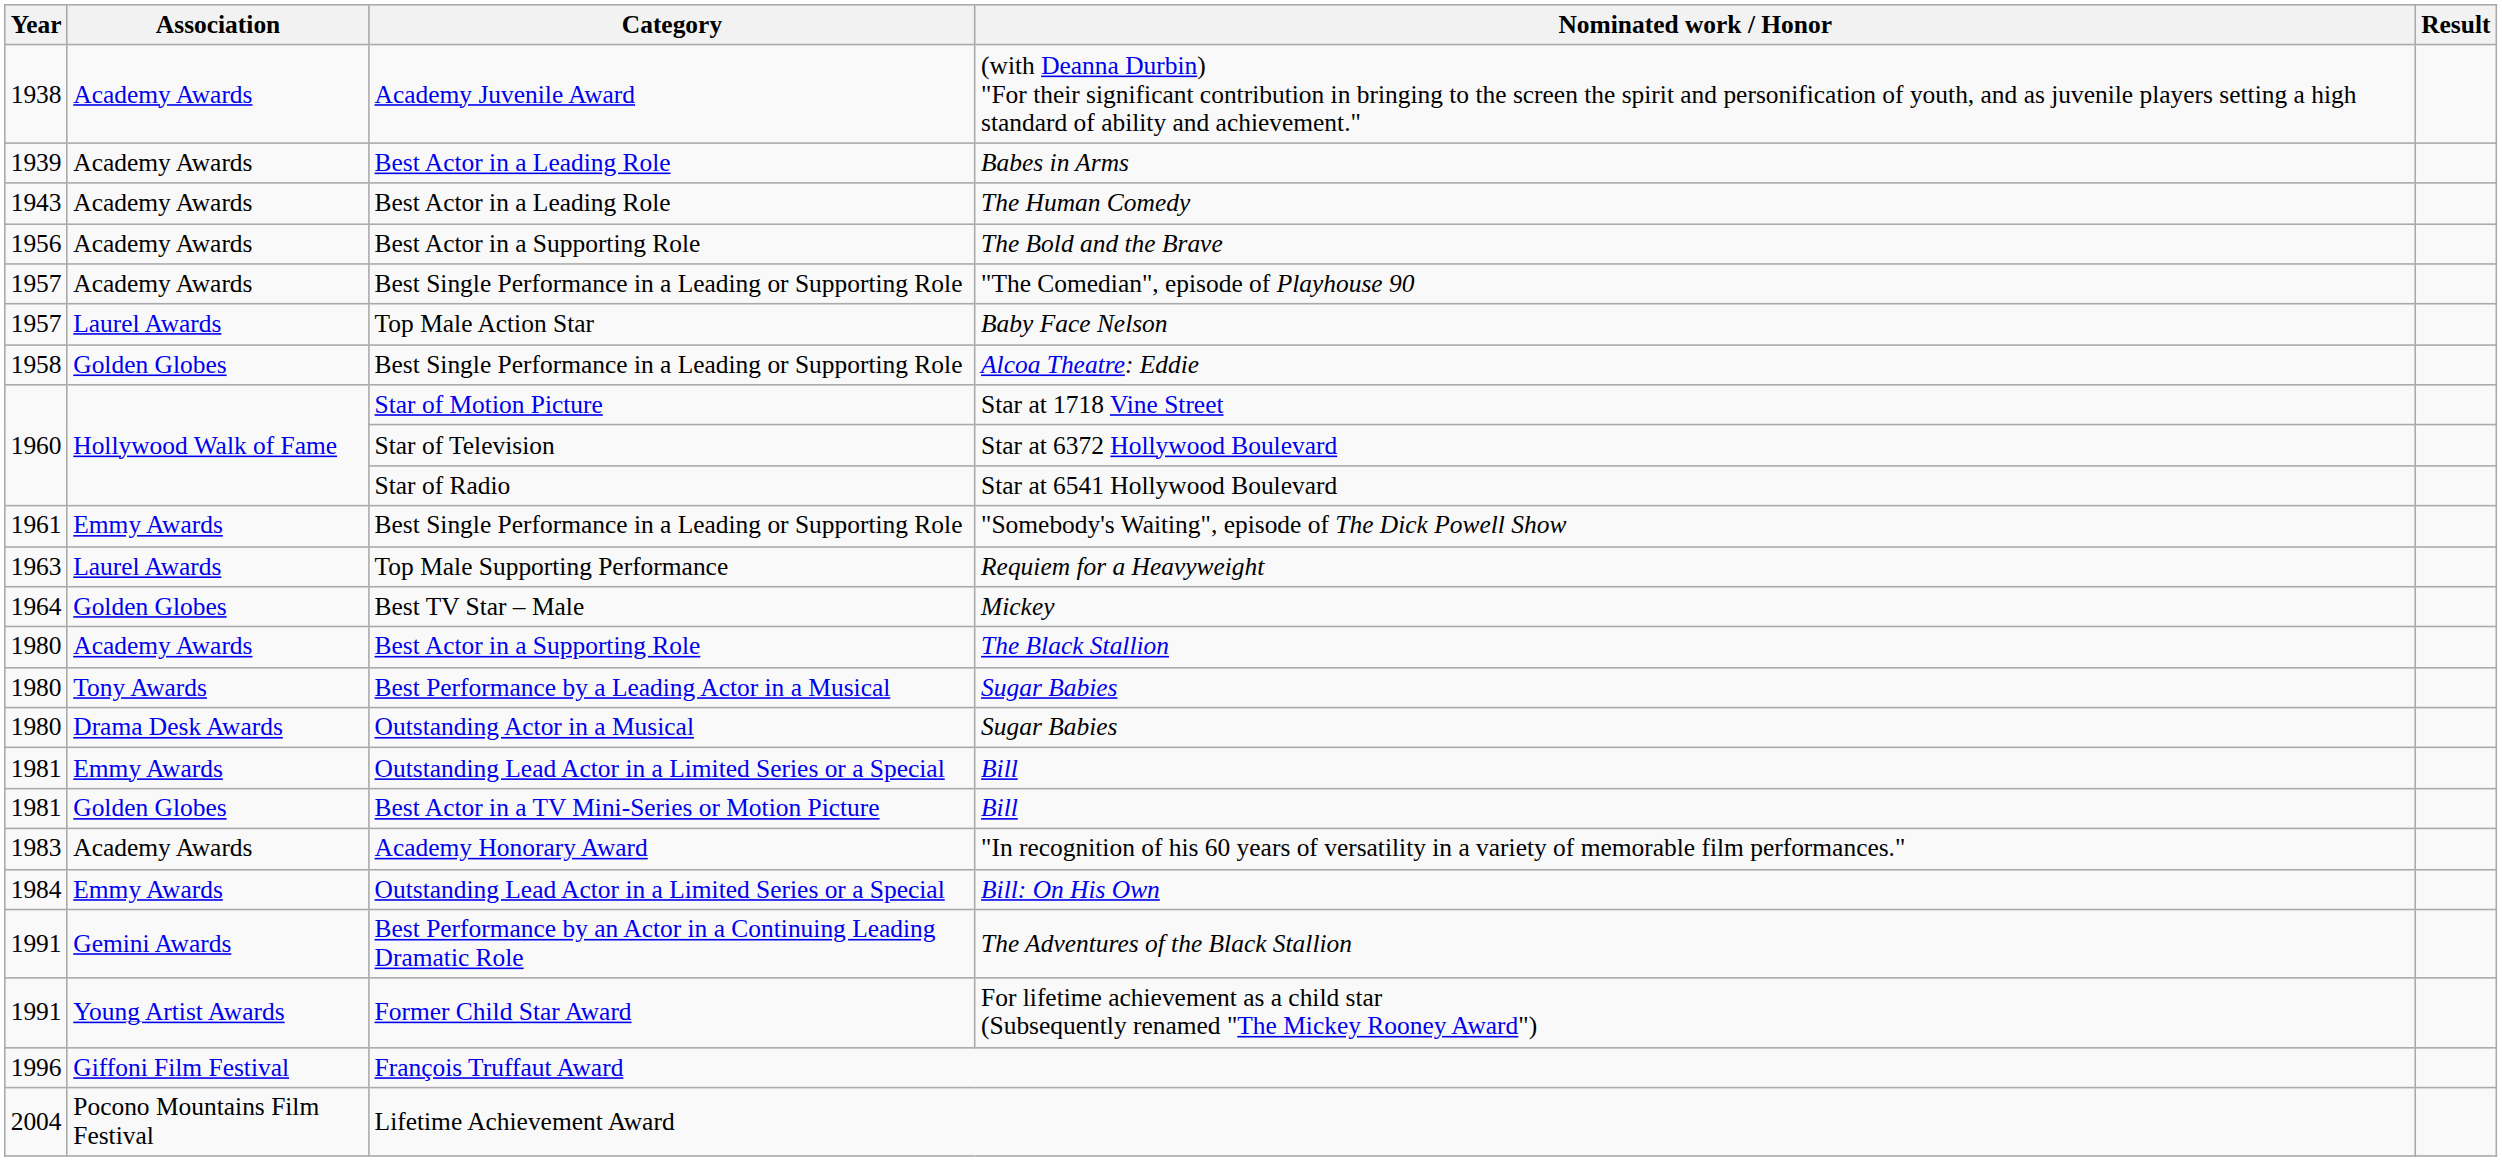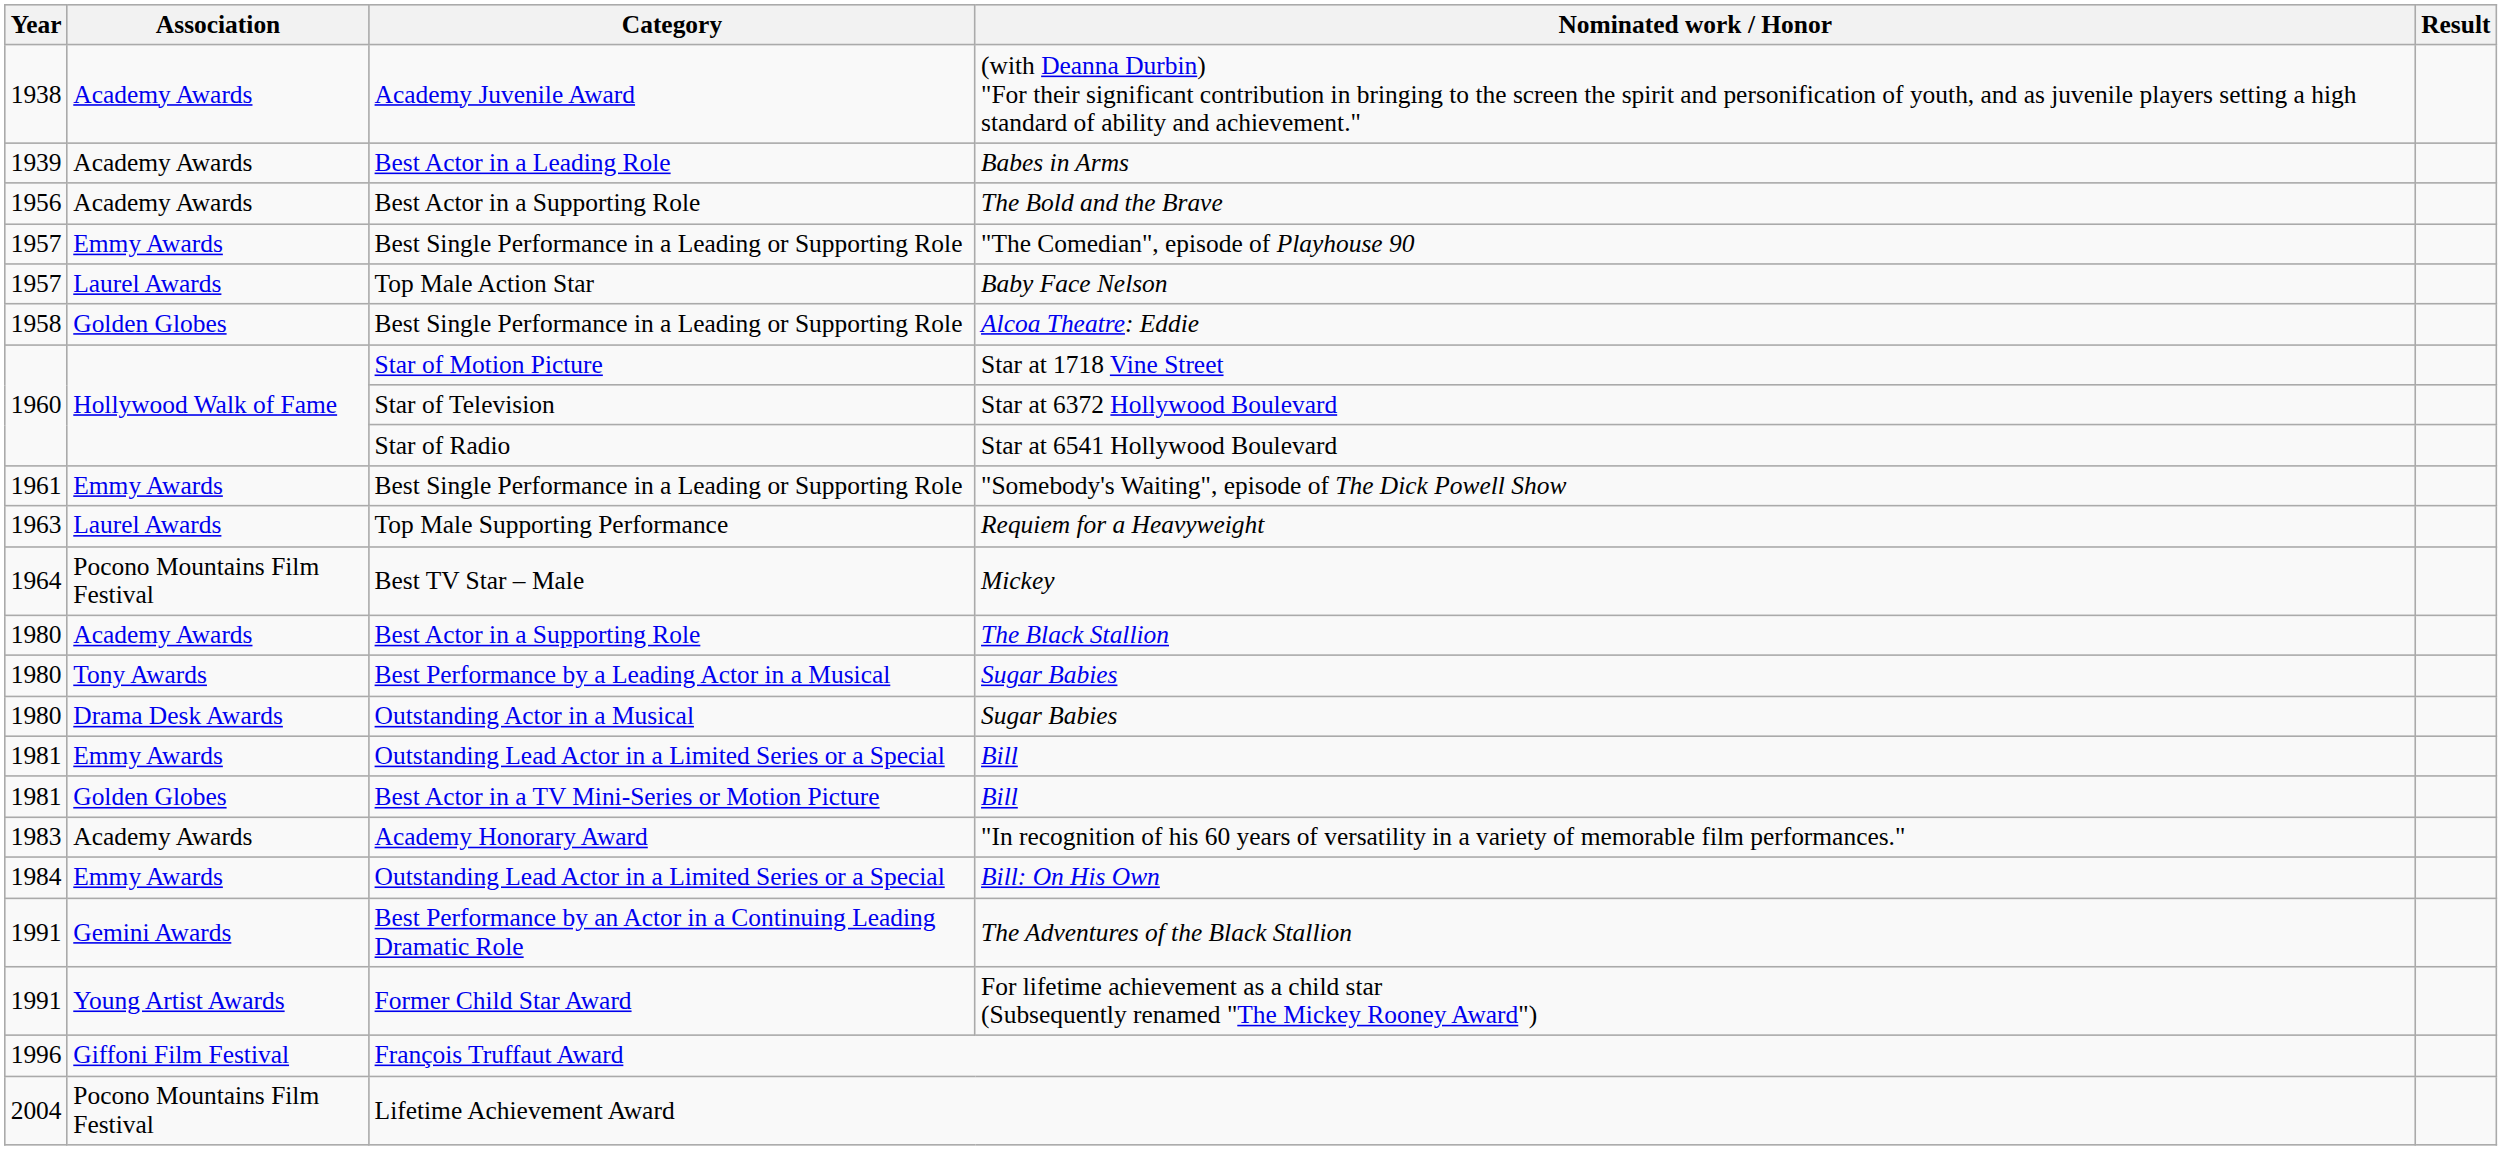- row: (523, 202)
(163, 283) Academy Awards -> (148, 243) Emmy Awards
(150, 606) Golden Globes -> (196, 580) Pocono Mountains Film Festival
